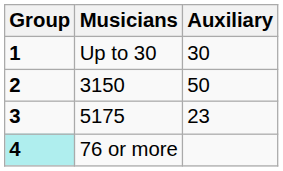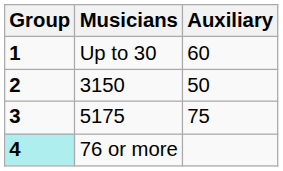(199, 52) 30 -> (199, 52) 60
(199, 117) 23 -> (199, 117) 75
